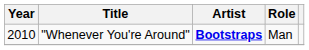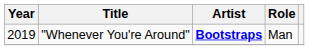(21, 34) 2010 -> (21, 34) 2019
